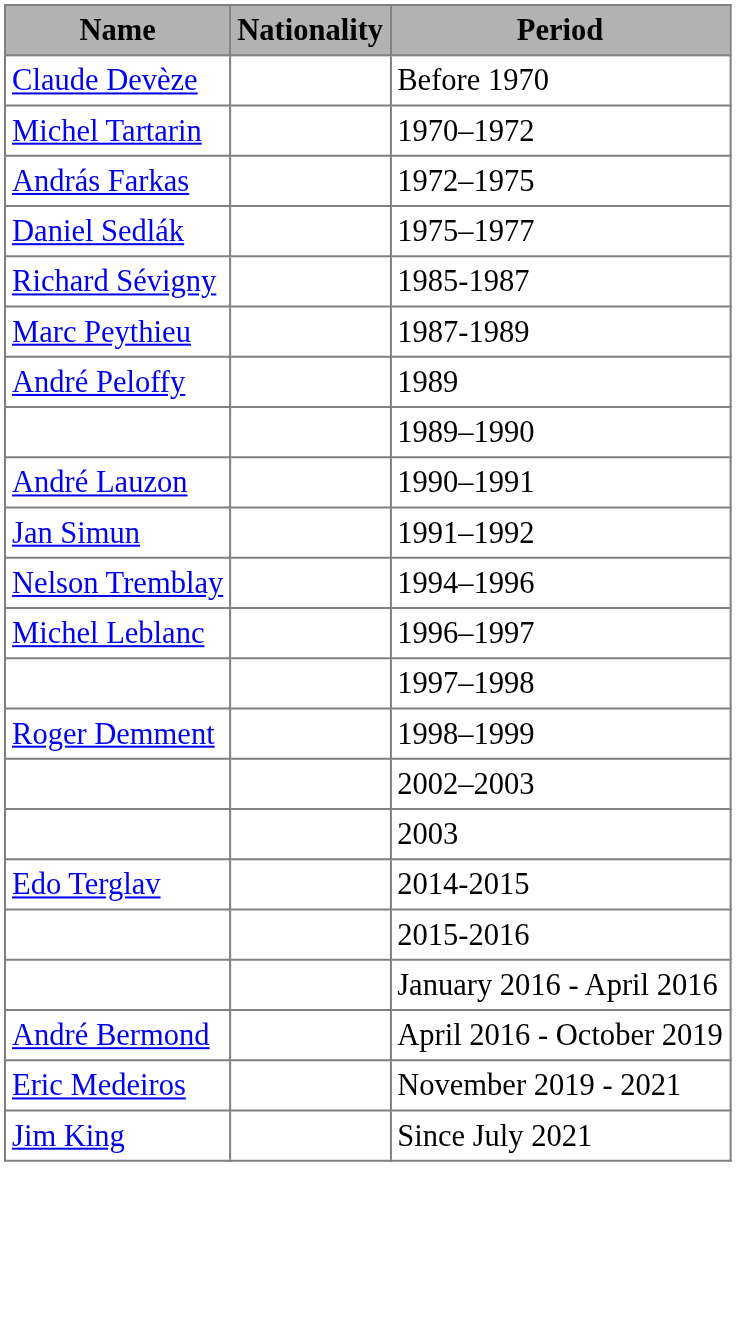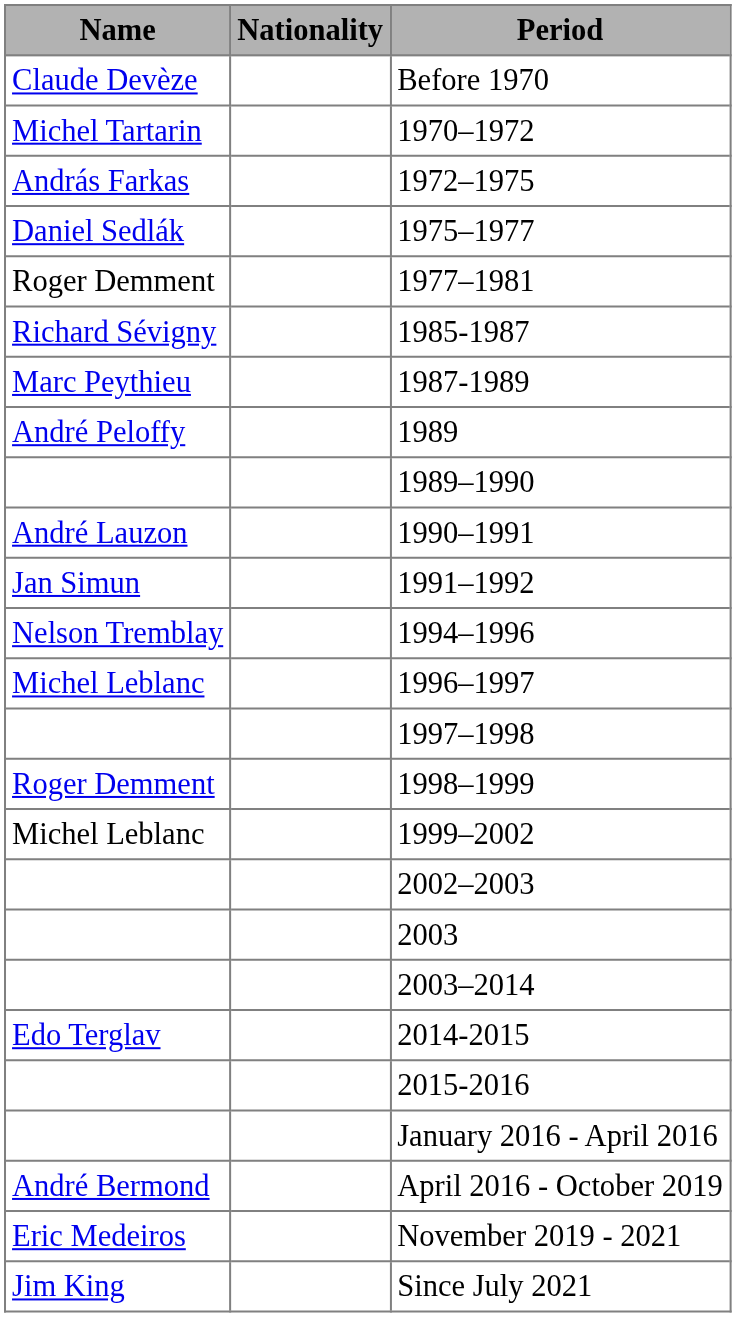+ row: (466, 280)
+ row: (466, 833)
+ row: (466, 984)
